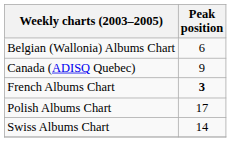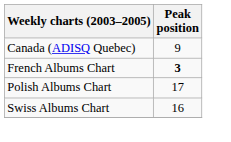- row: (91, 48)
(202, 127) 14 -> (178, 107) 16
